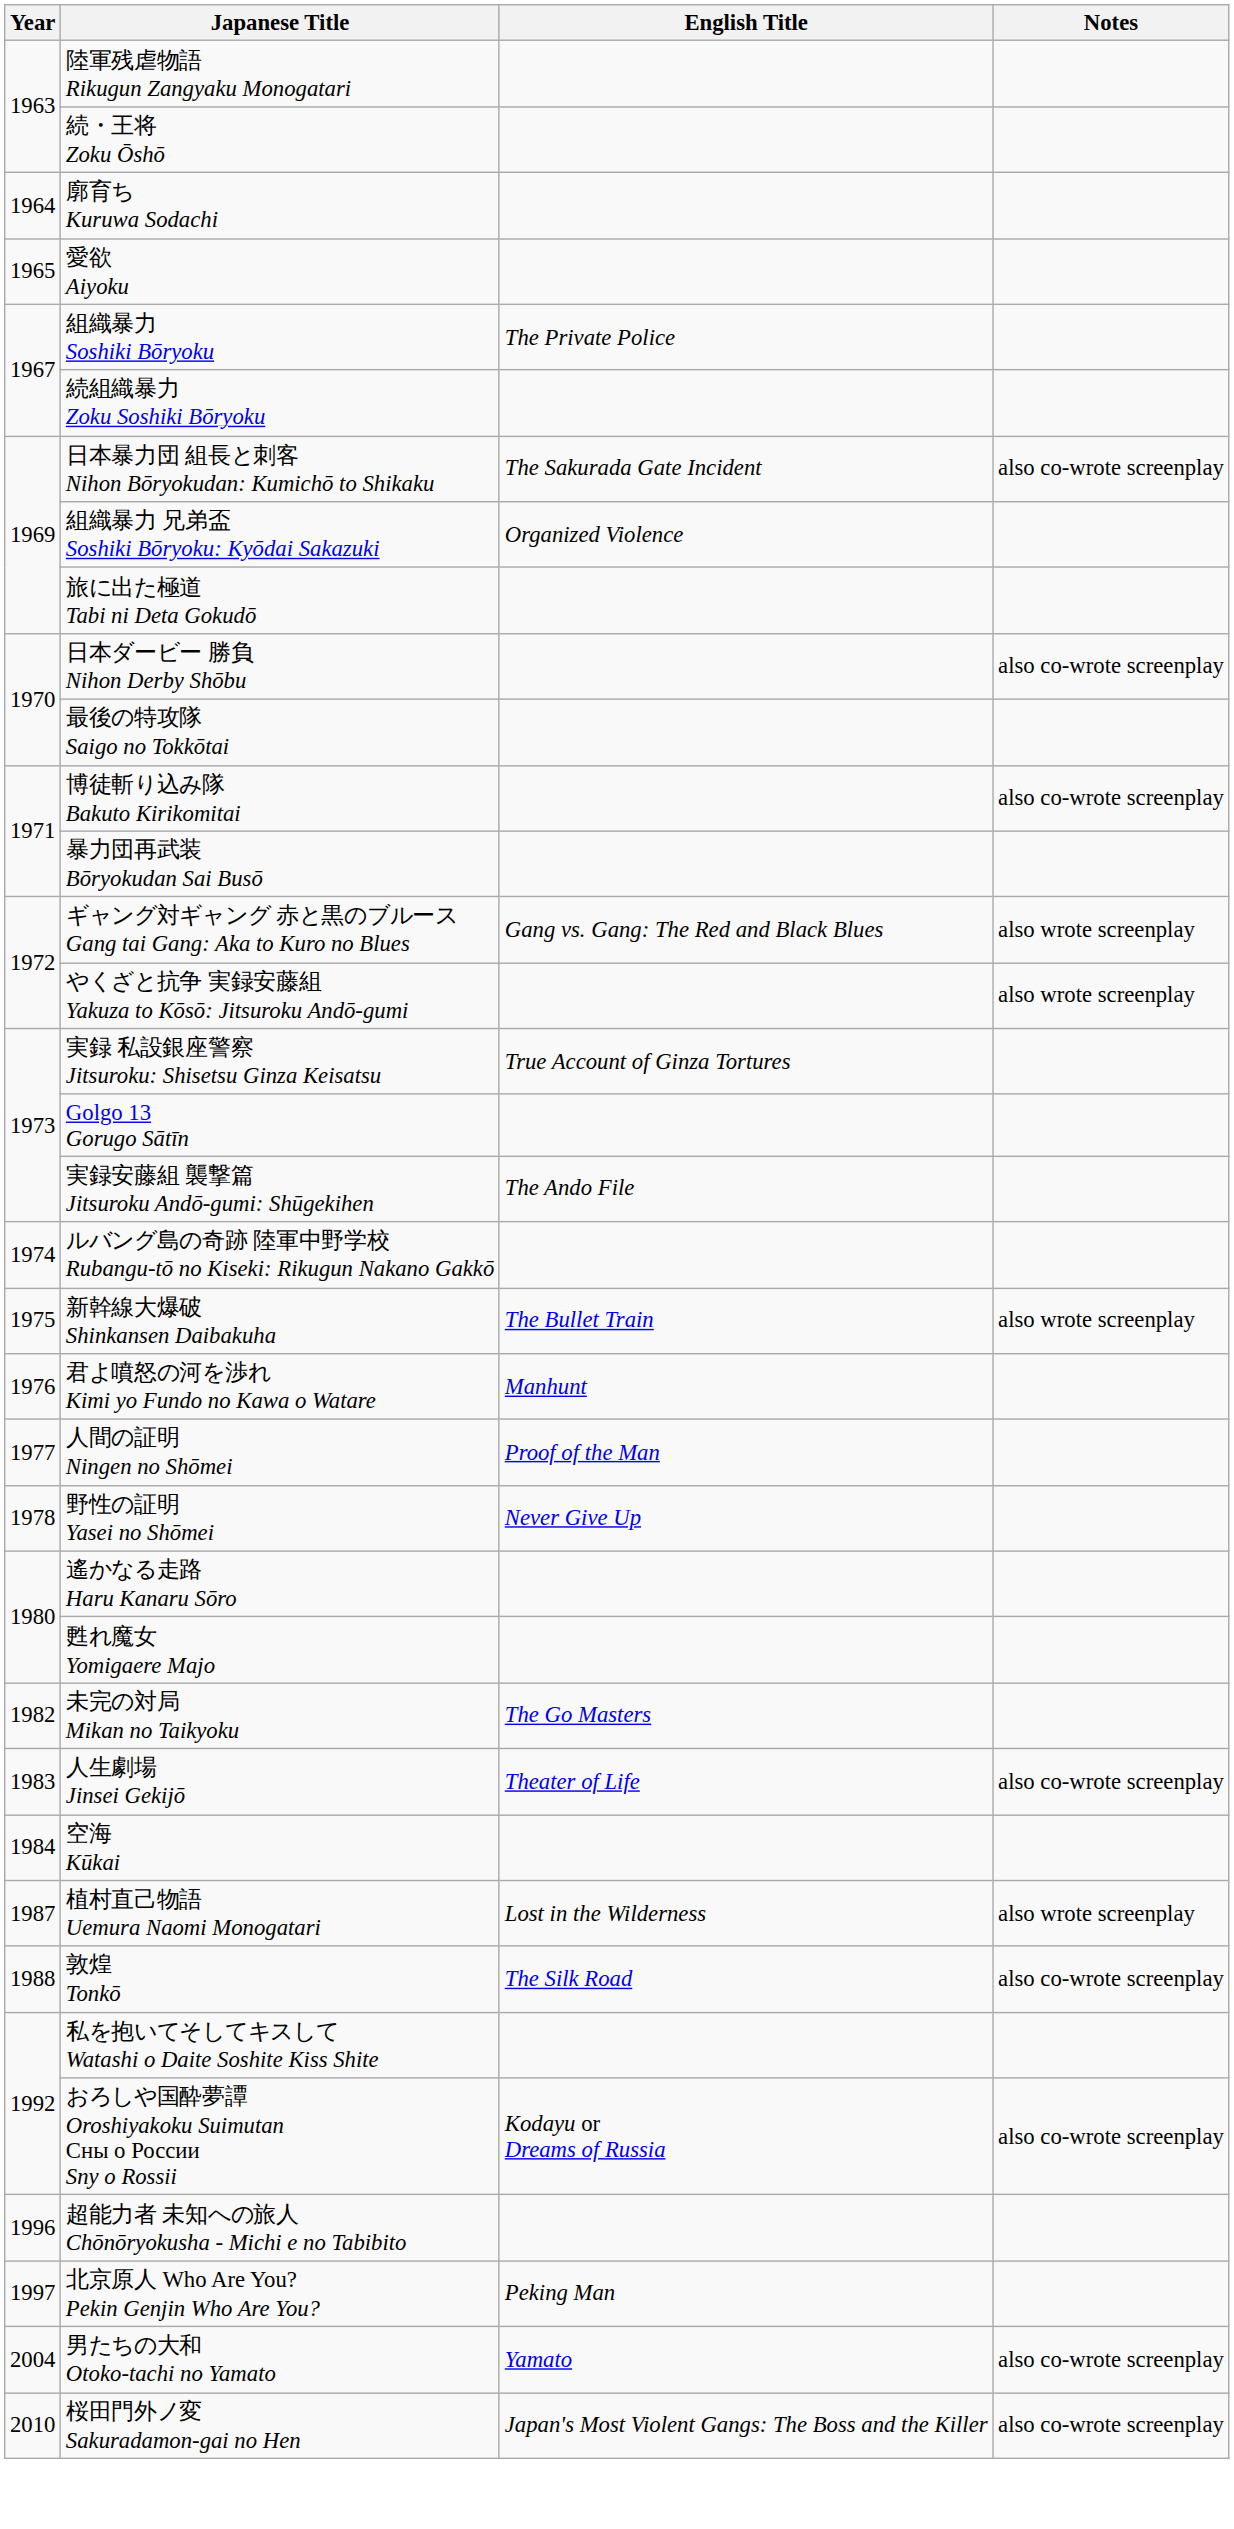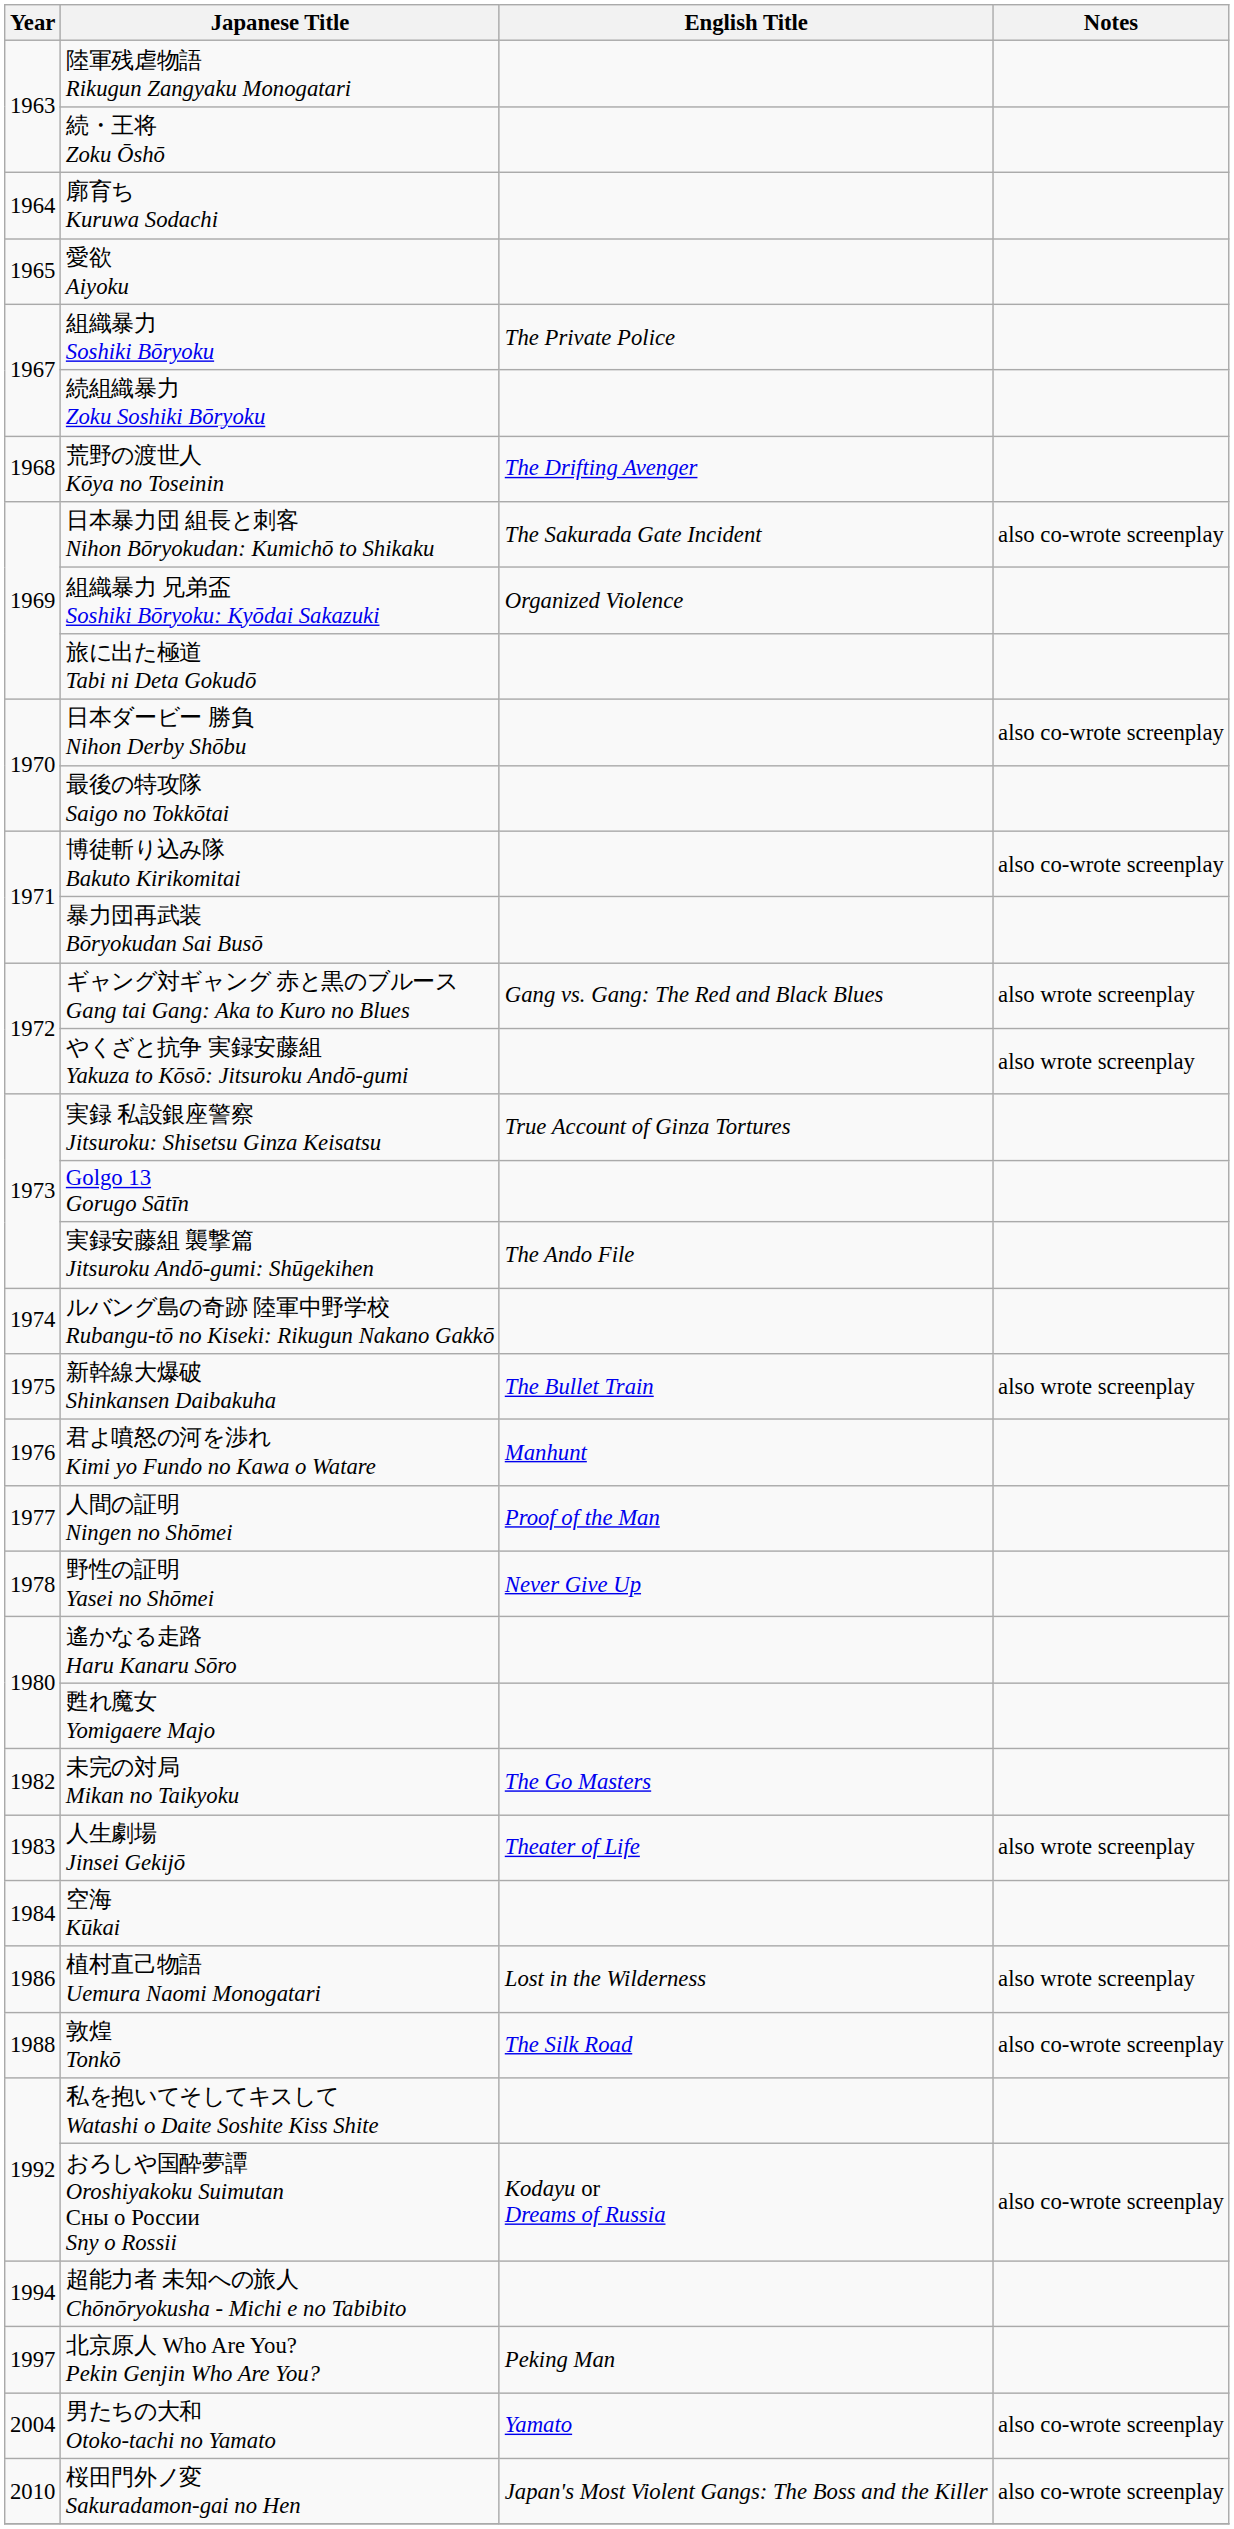+ row: (145, 469)
(1111, 1781) also co-wrote screenplay -> (1096, 1847) also wrote screenplay
(33, 1913) 1987 -> (33, 1978) 1986
(33, 2227) 1996 -> (33, 2293) 1994
